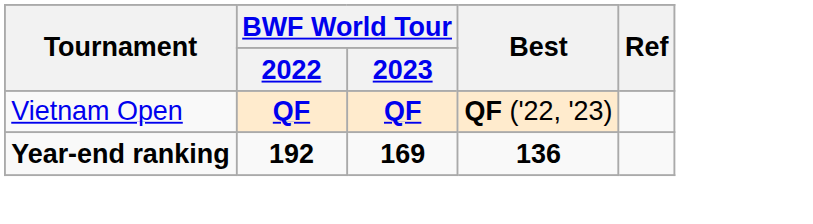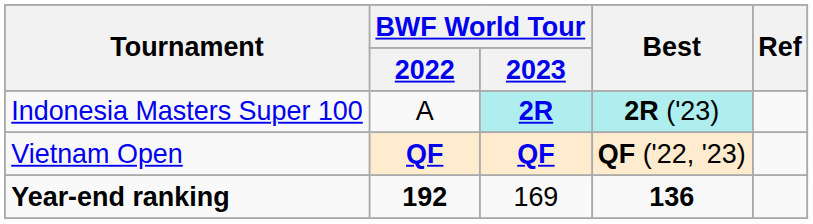+ row: (187, 112)
(403, 154) bold -> (536, 197) normal
